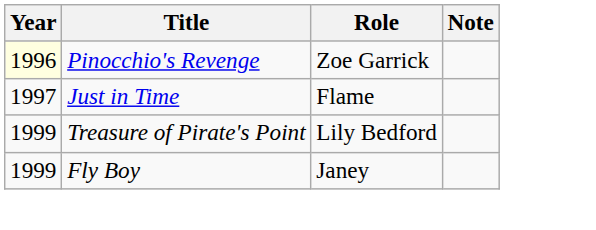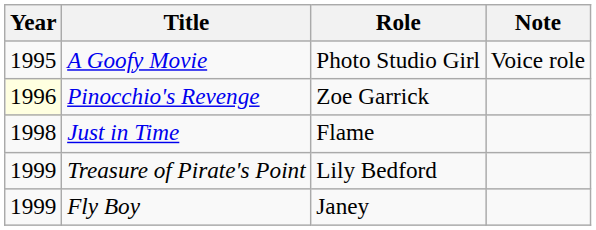+ row: (137, 59)
(33, 96) 1997 -> (33, 133) 1998
